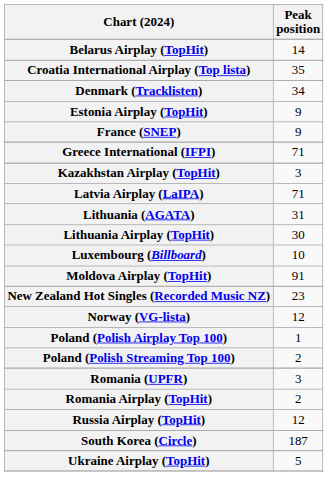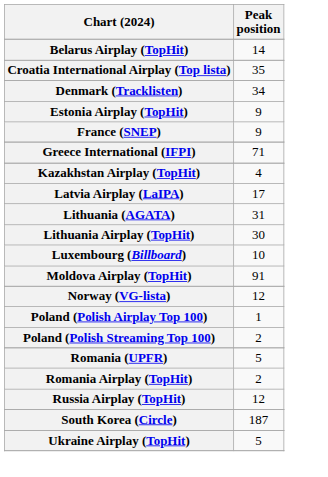(298, 173) 3 -> (259, 173) 4
(298, 193) 71 -> (259, 193) 17
- row: (139, 296)
(298, 378) 3 -> (259, 358) 5
